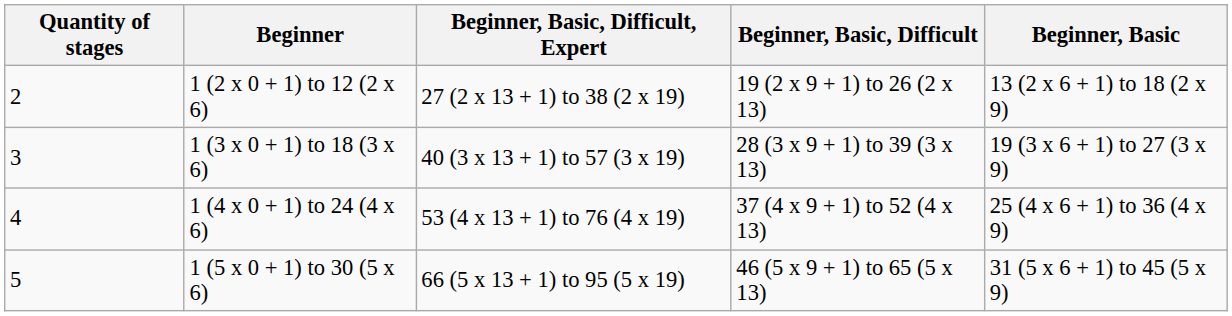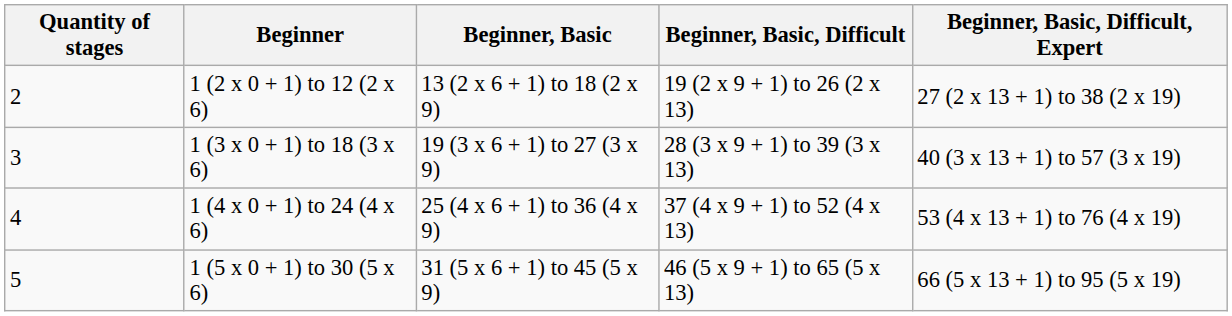columns swapped: (1106, 35) <-> (574, 35)
